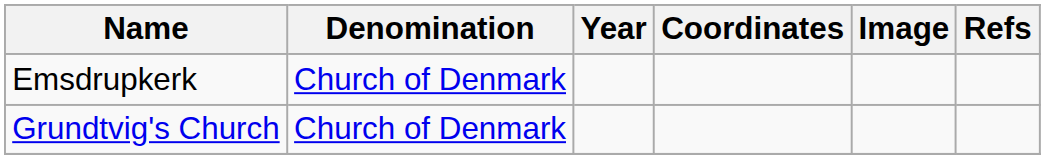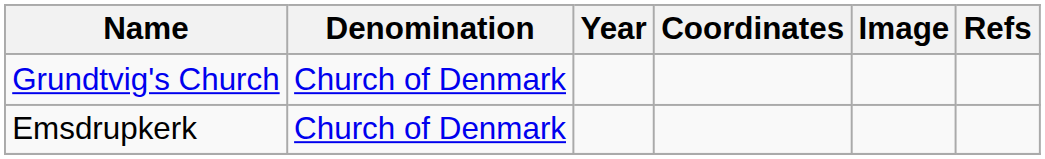rows swapped: (146, 128) <-> (105, 79)
